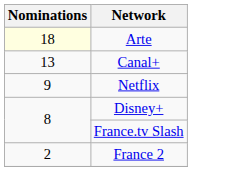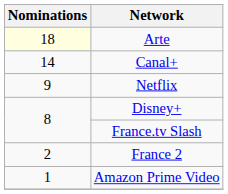(47, 62) 13 -> (47, 62) 14
+ row: (157, 177)
